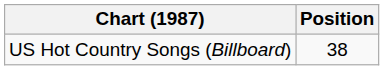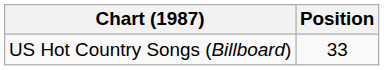(337, 49) 38 -> (337, 49) 33
